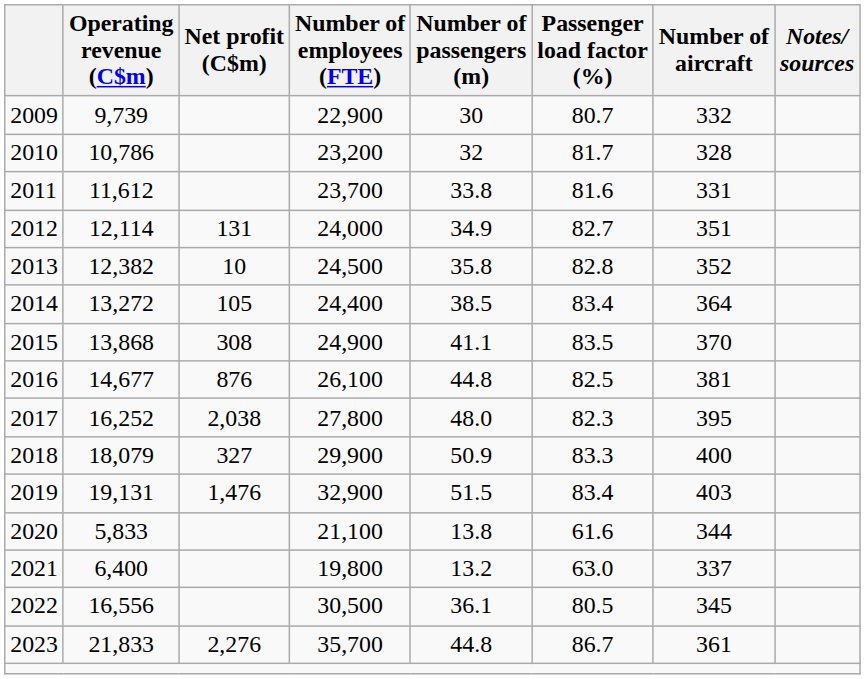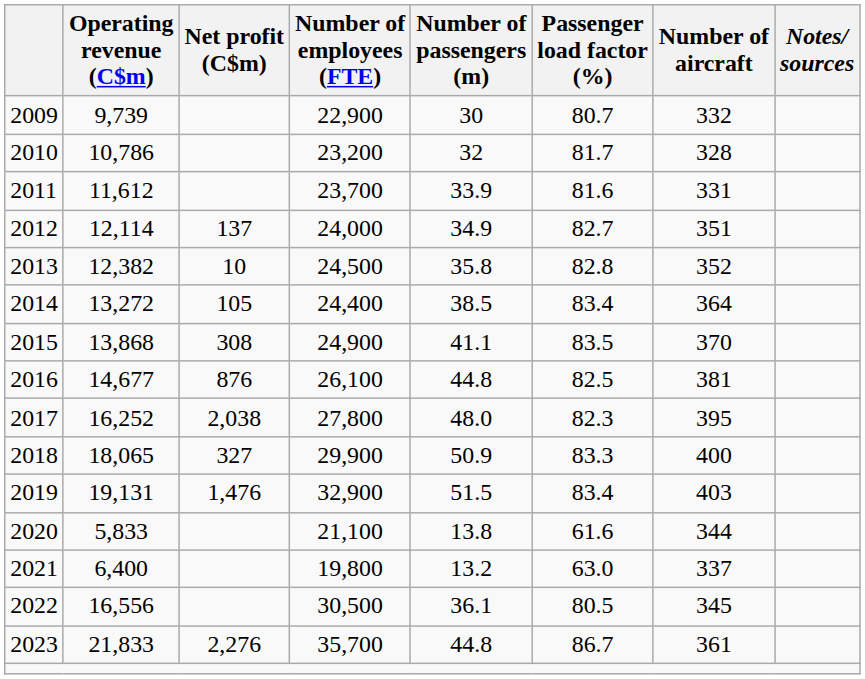(471, 190) 33.8 -> (471, 190) 33.9
(234, 228) 131 -> (234, 228) 137
(121, 455) 18,079 -> (121, 455) 18,065
